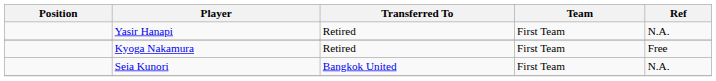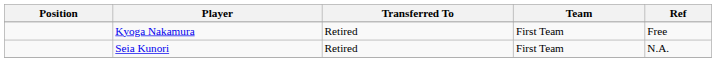- row: (144, 31)
(360, 66) Bangkok United -> (341, 48) Retired
